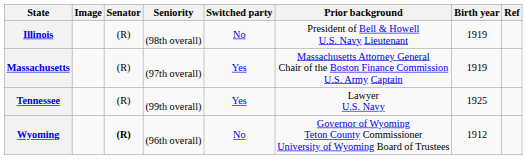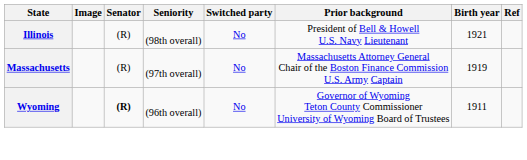(477, 34) 1919 -> (477, 34) 1921
(239, 68) Yes -> (239, 68) No
- row: (38, 101)
(477, 135) 1912 -> (477, 107) 1911
